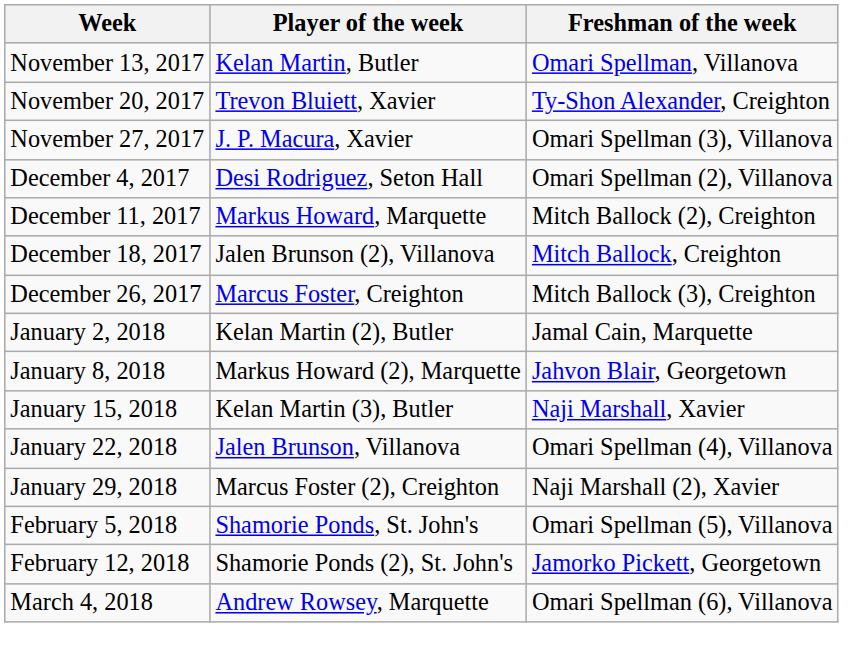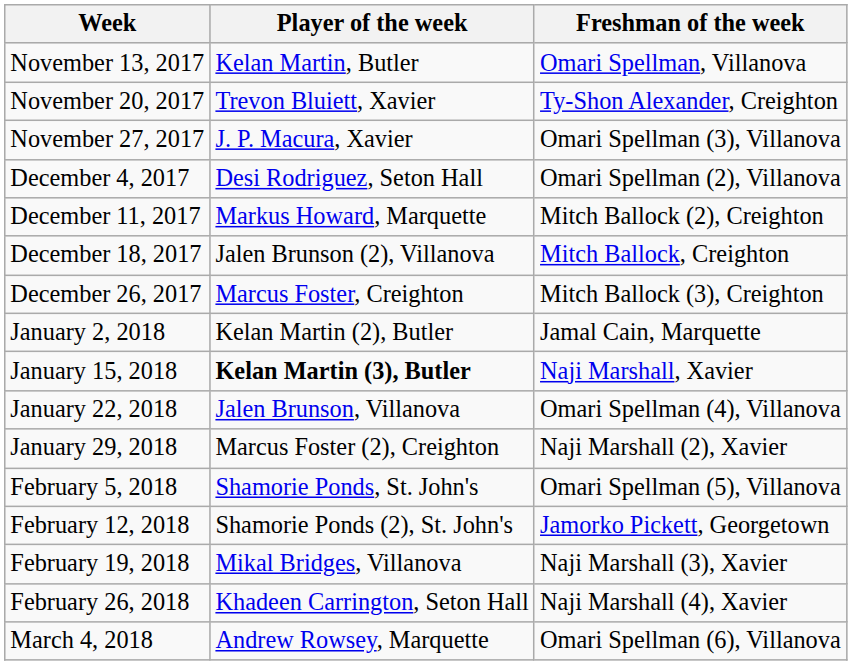- row: (88, 370)
(334, 409) normal -> (343, 370) bold
+ row: (100, 563)
+ row: (100, 602)
